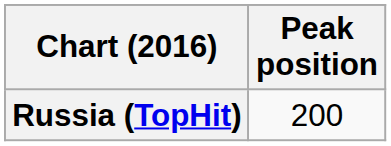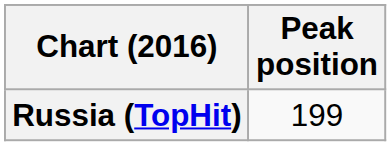(317, 114) 200 -> (317, 114) 199
